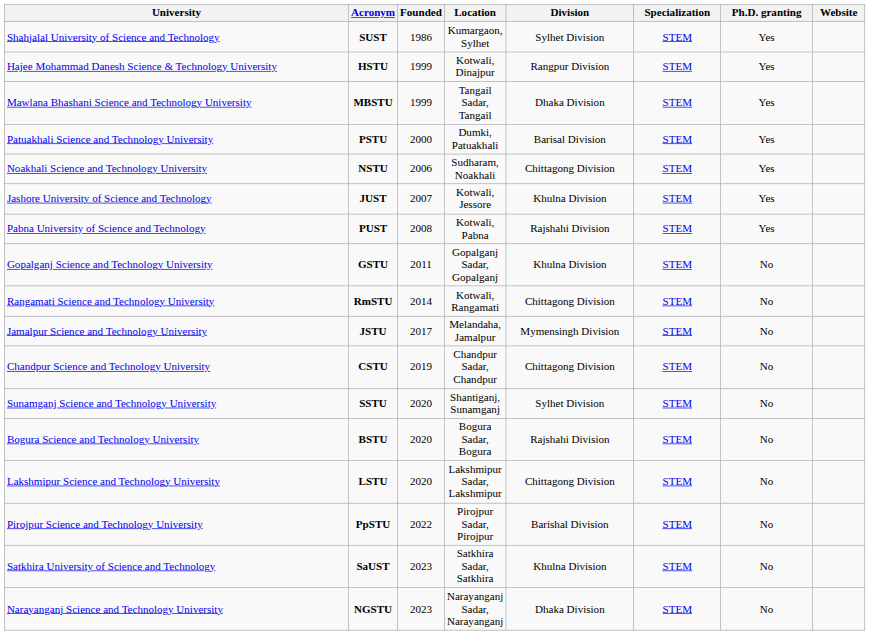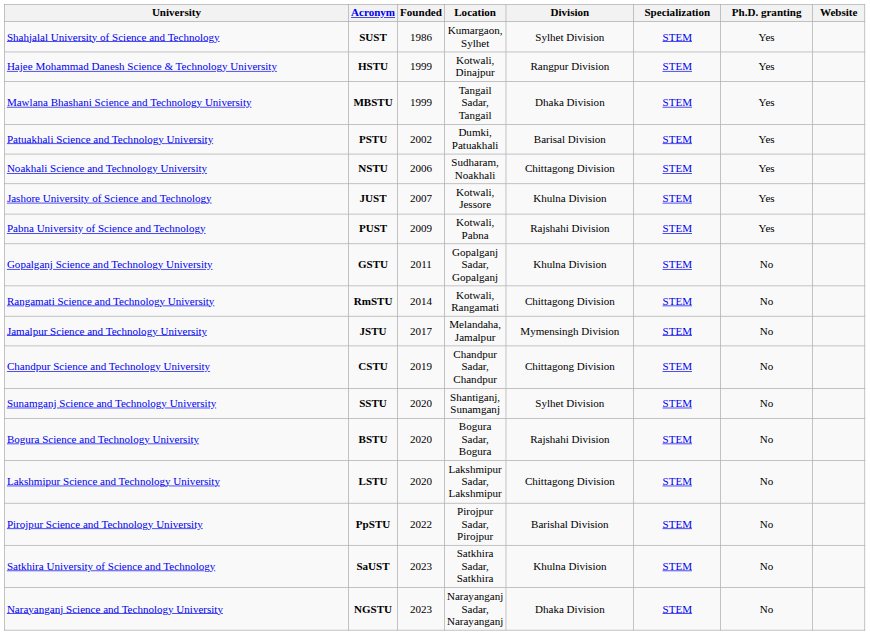(421, 139) 2000 -> (421, 139) 2002
(421, 228) 2008 -> (421, 228) 2009
